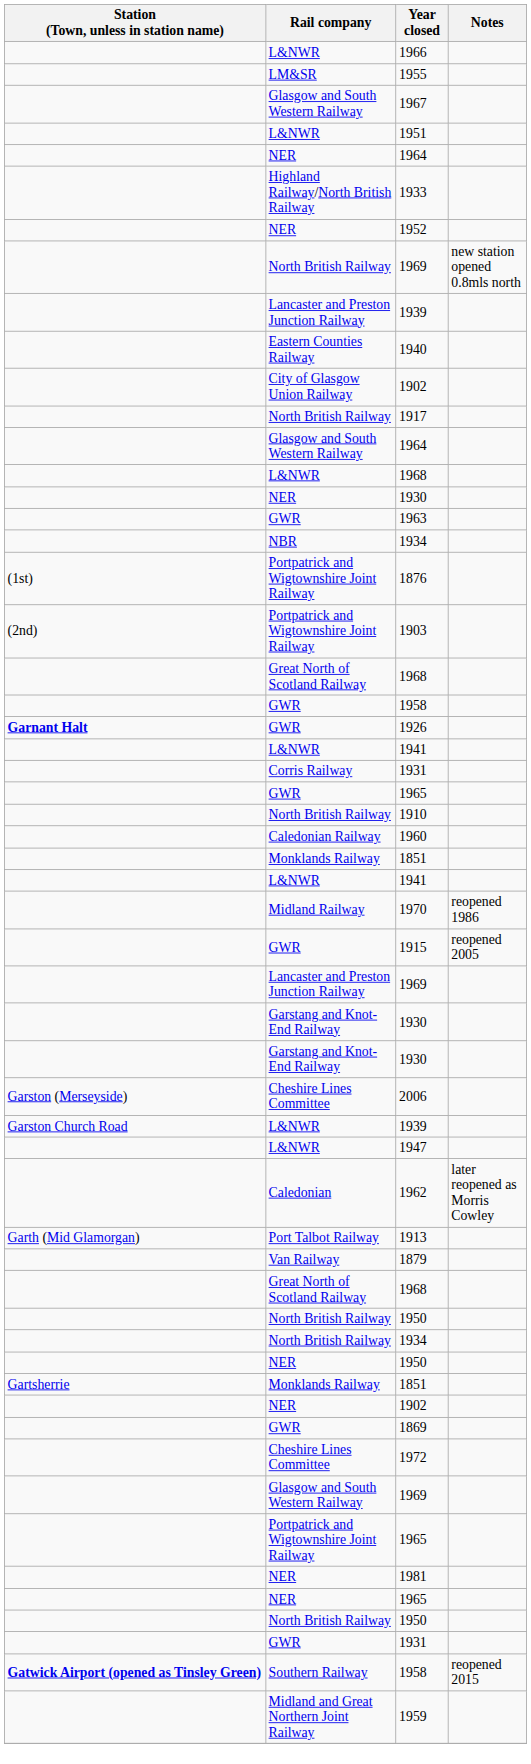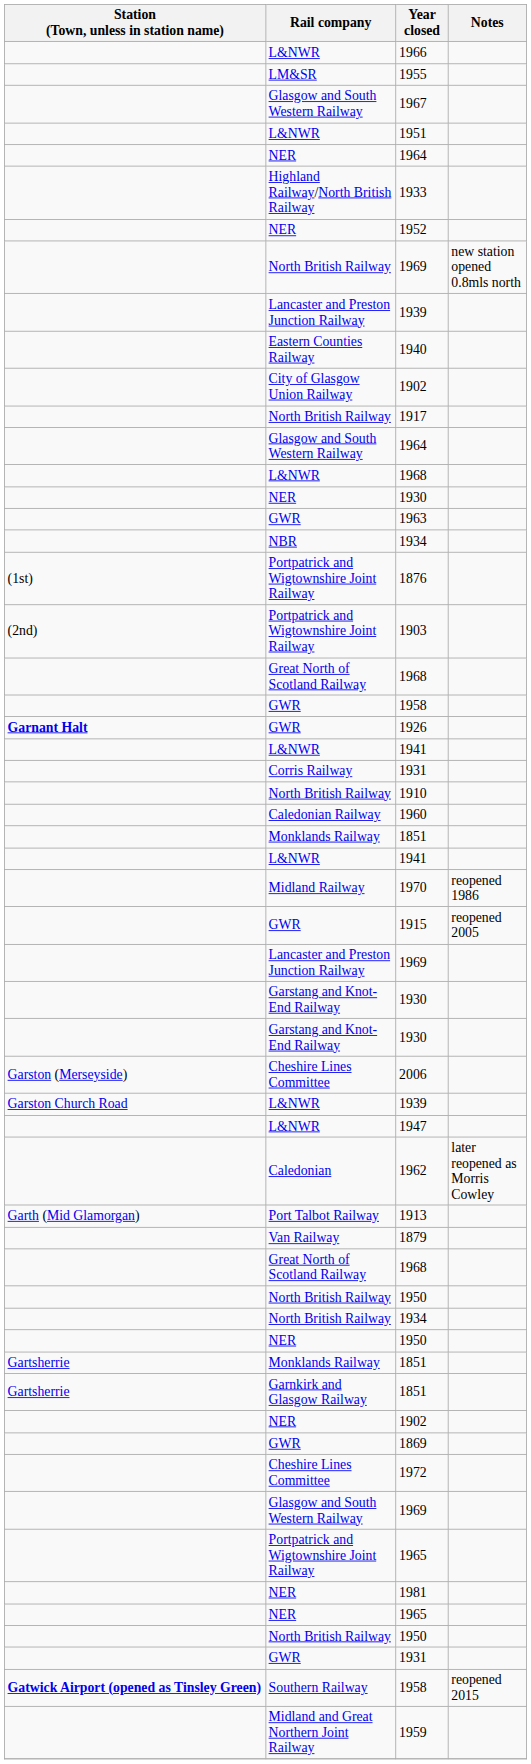- row: (285, 793)
+ row: (318, 1392)
